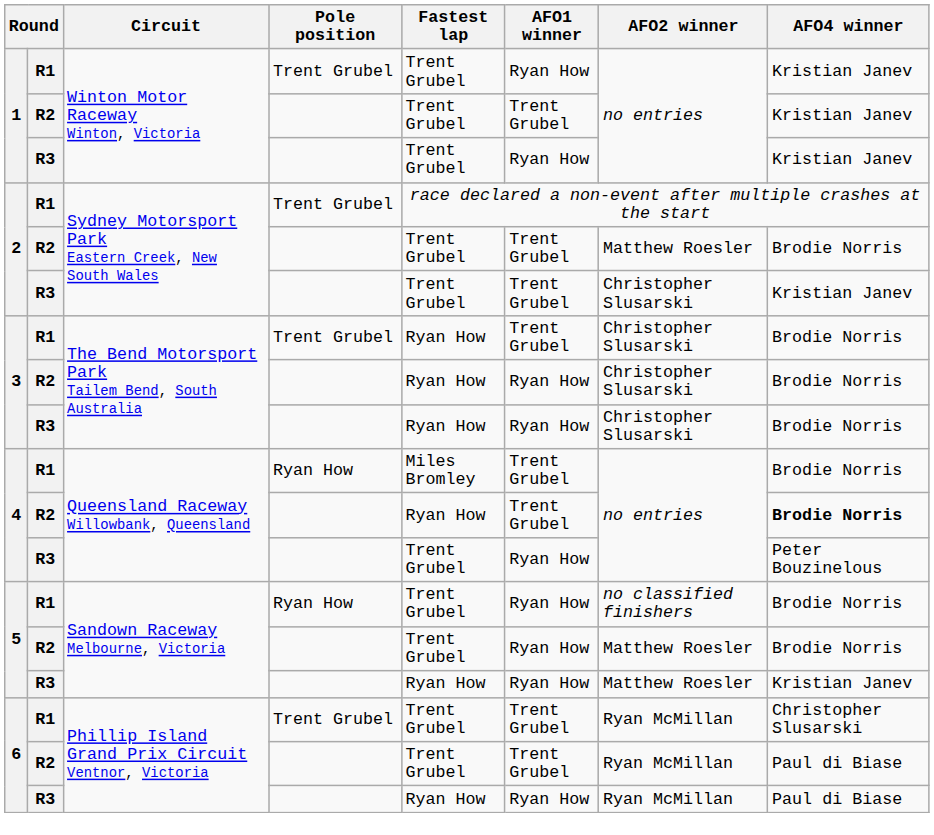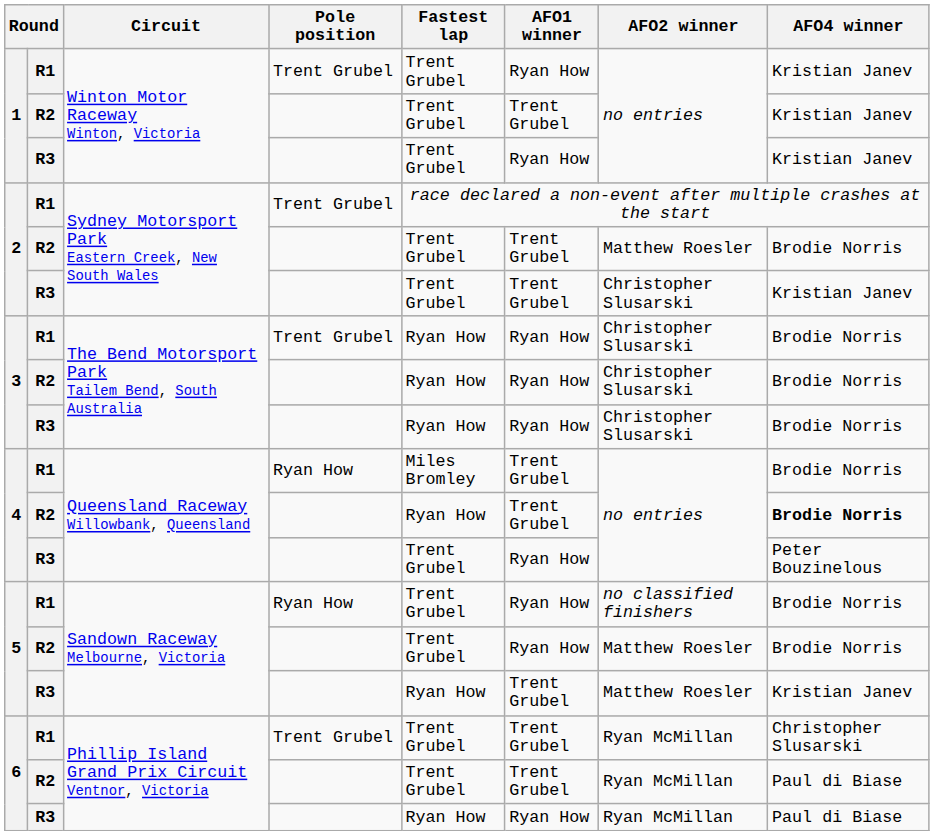(539, 338) Trent Grubel -> (549, 338) Ryan How
(549, 684) Ryan How -> (539, 693) Trent Grubel
